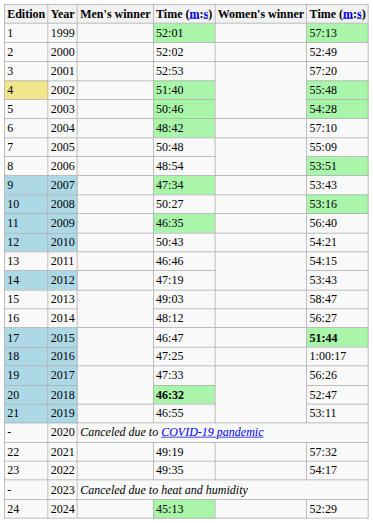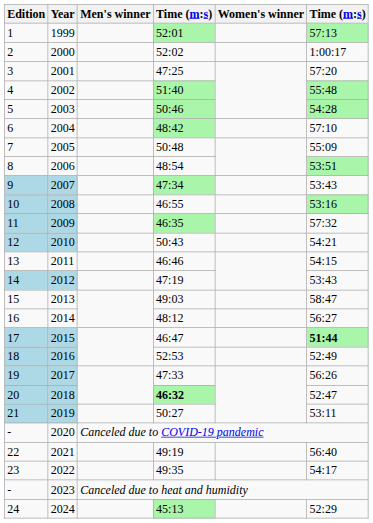(323, 52) 52:49 -> (328, 52) 1:00:17
(170, 71) 52:53 -> (170, 71) 47:25
(10, 90) khaki background -> (10, 90) no background
(170, 204) 50:27 -> (170, 204) 46:55
(323, 223) 56:40 -> (323, 223) 57:32
(170, 356) 47:25 -> (170, 356) 52:53
(328, 356) 1:00:17 -> (323, 356) 52:49
(170, 413) 46:55 -> (170, 413) 50:27
(323, 451) 57:32 -> (323, 451) 56:40
